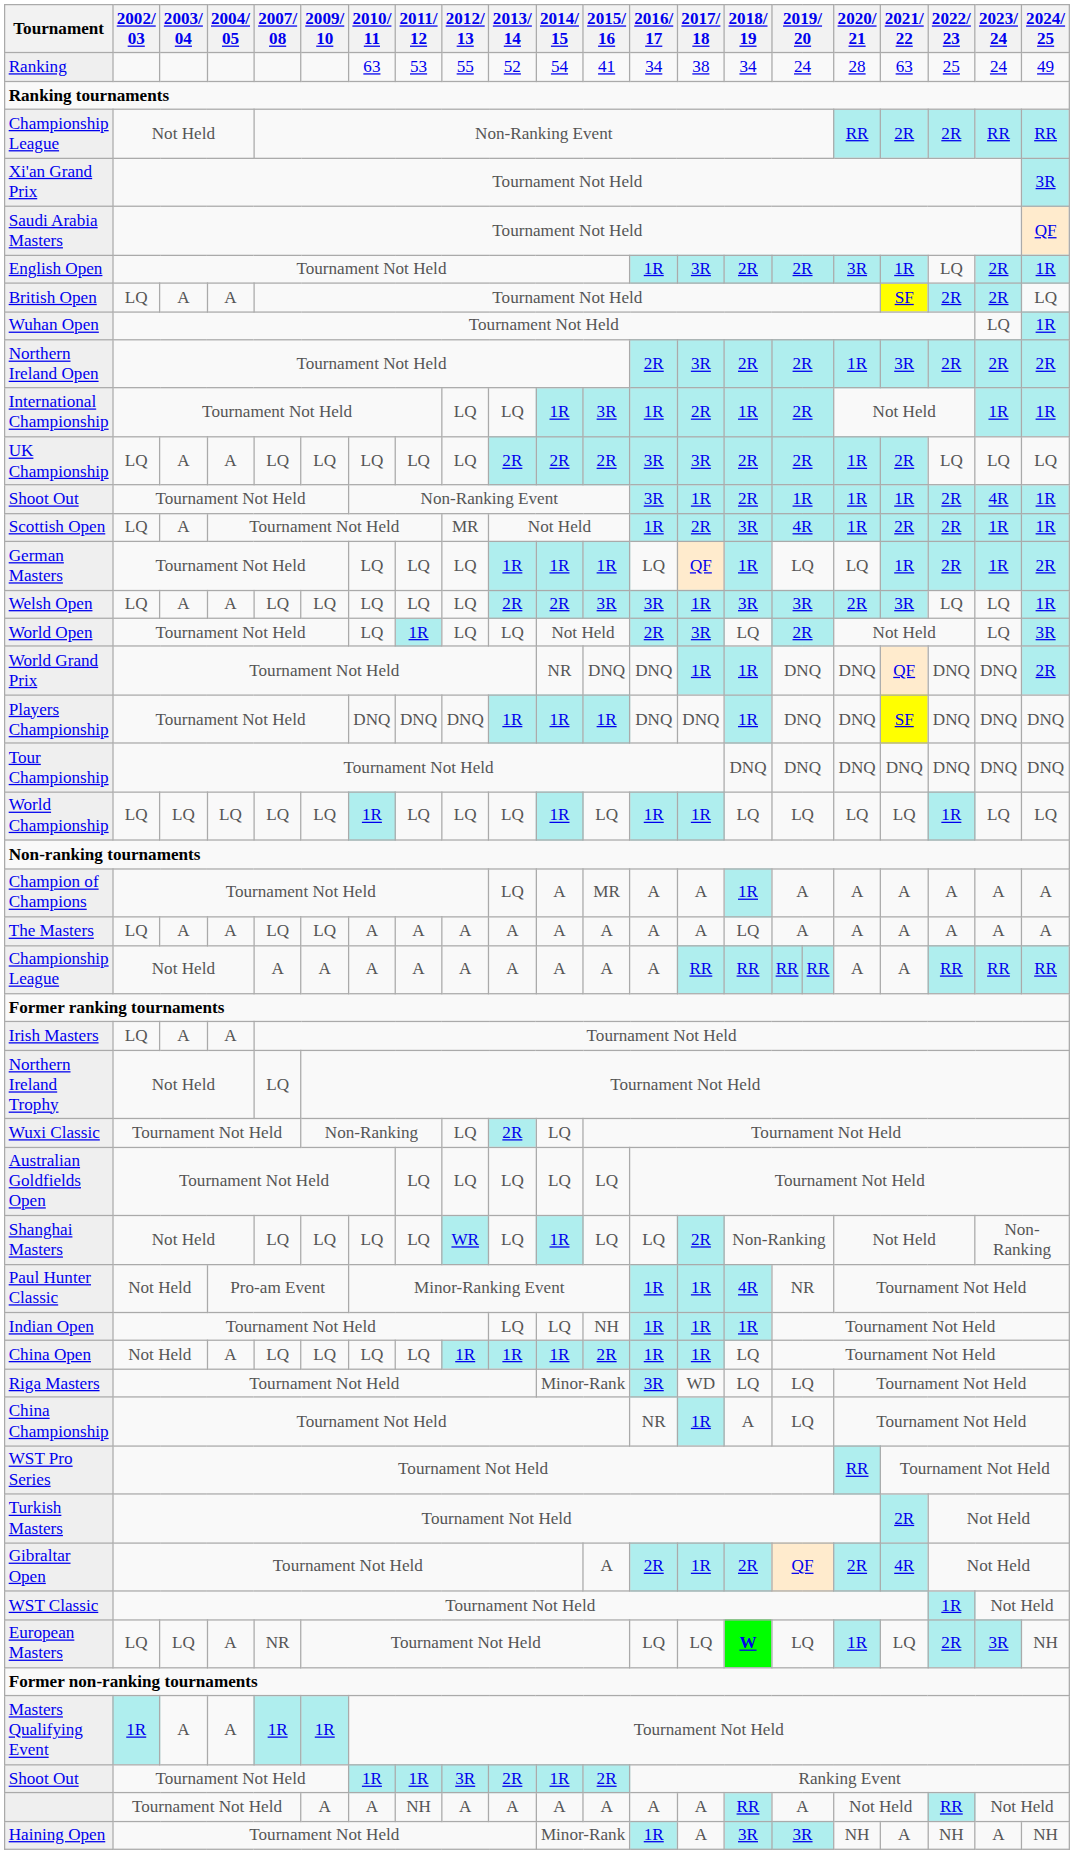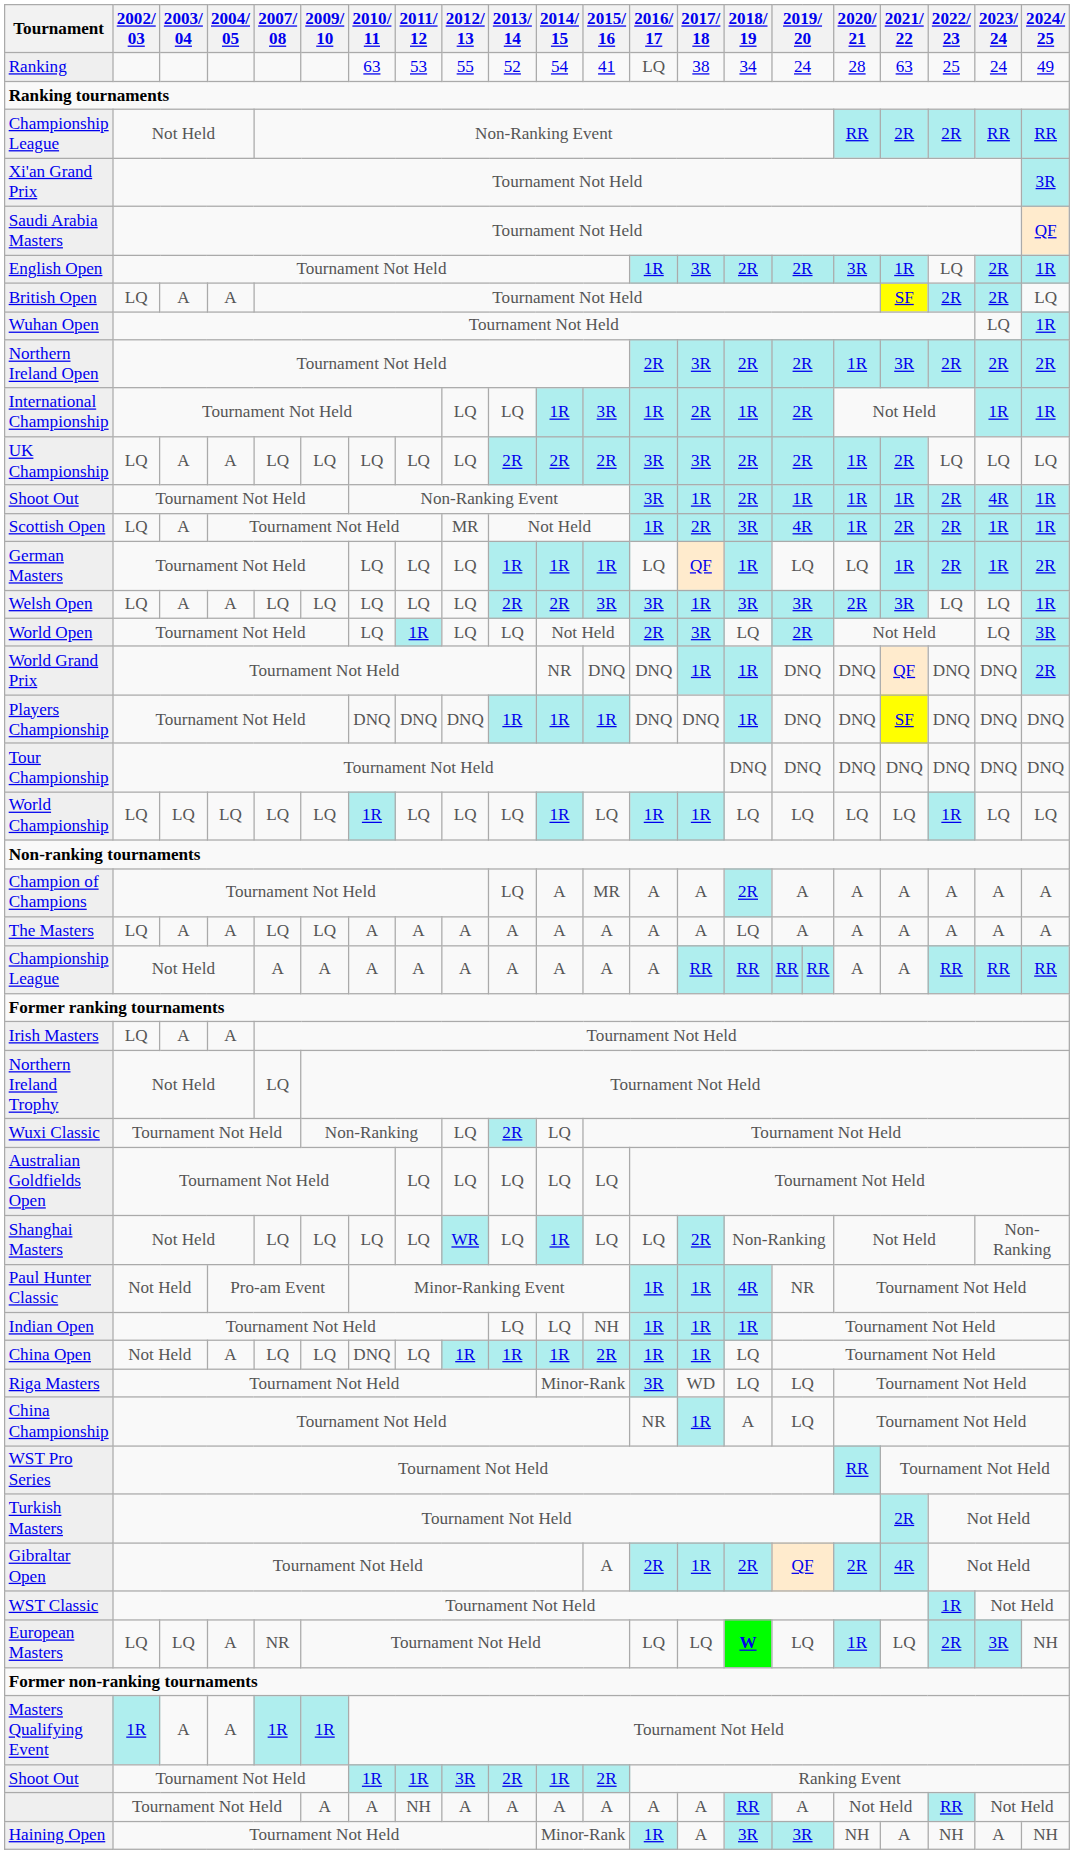(654, 66) 34 -> (654, 66) LQ
(748, 892) 1R -> (748, 892) 2R
(372, 1354) LQ -> (372, 1354) DNQ
